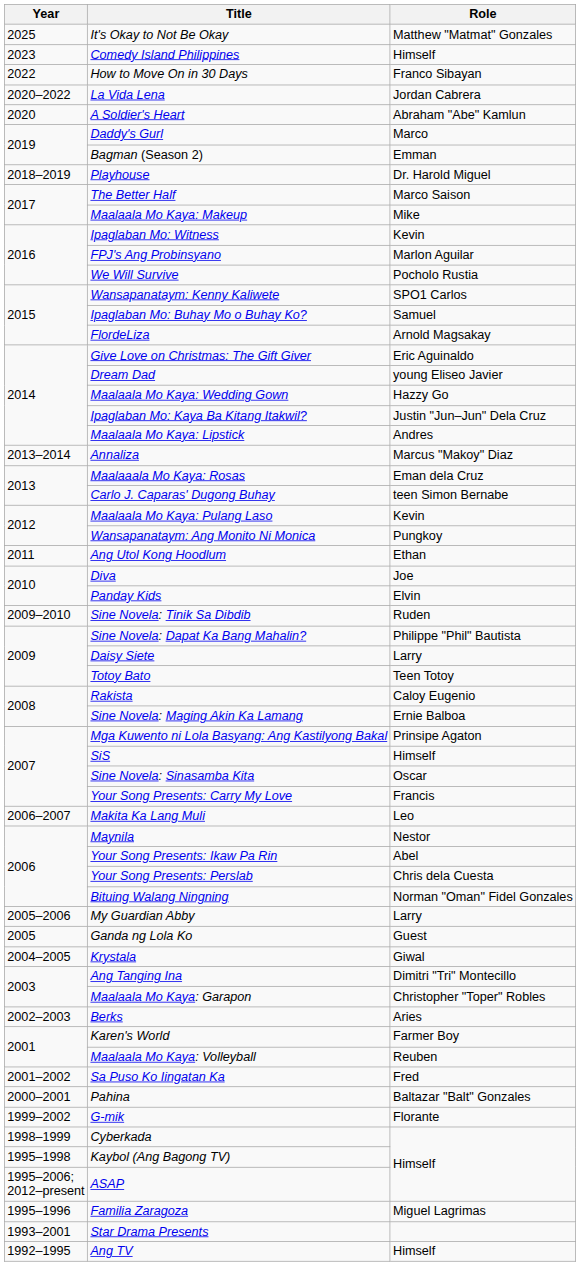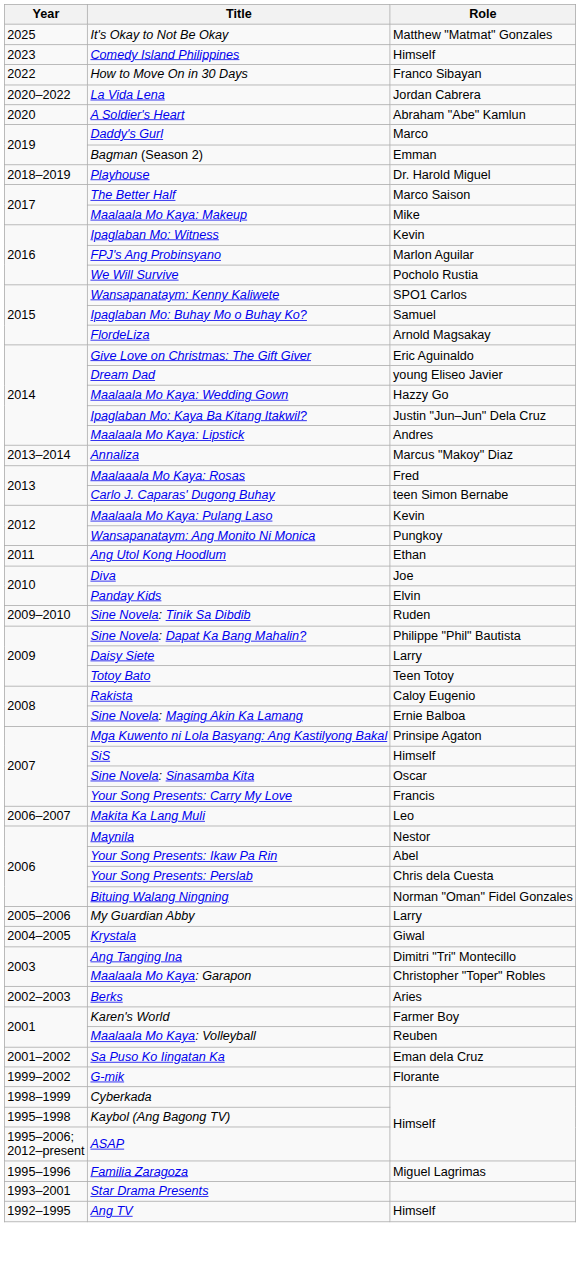(438, 475) Eman dela Cruz -> (406, 475) Fred
- row: (141, 936)
(406, 1076) Fred -> (438, 1056) Eman dela Cruz
- row: (110, 1097)
